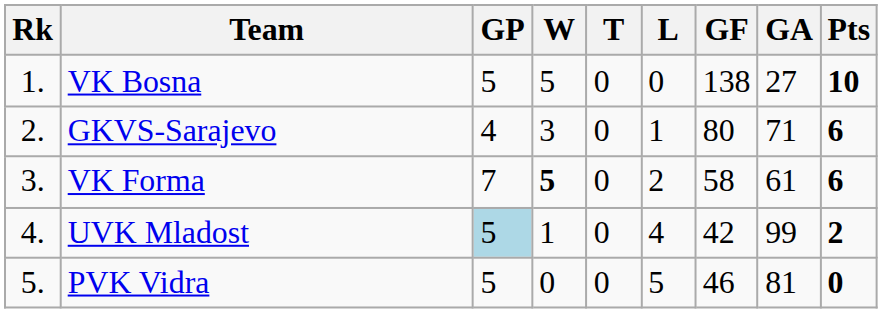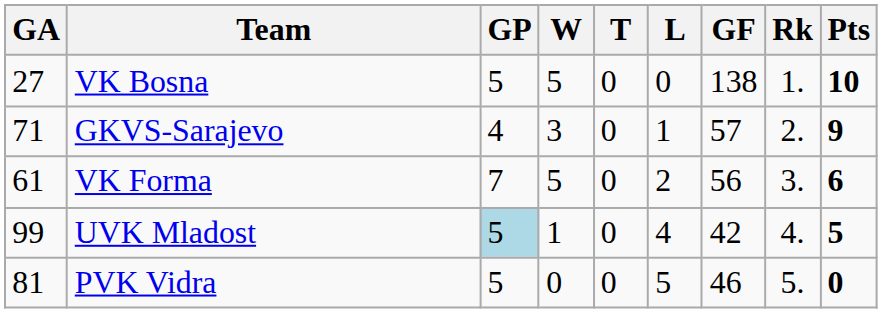columns swapped: (33, 29) <-> (789, 29)
(719, 130) 80 -> (726, 130) 57
(836, 130) 6 -> (836, 130) 9
(547, 181) bold -> (554, 181) normal
(719, 181) 58 -> (726, 181) 56
(836, 231) 2 -> (836, 231) 5
